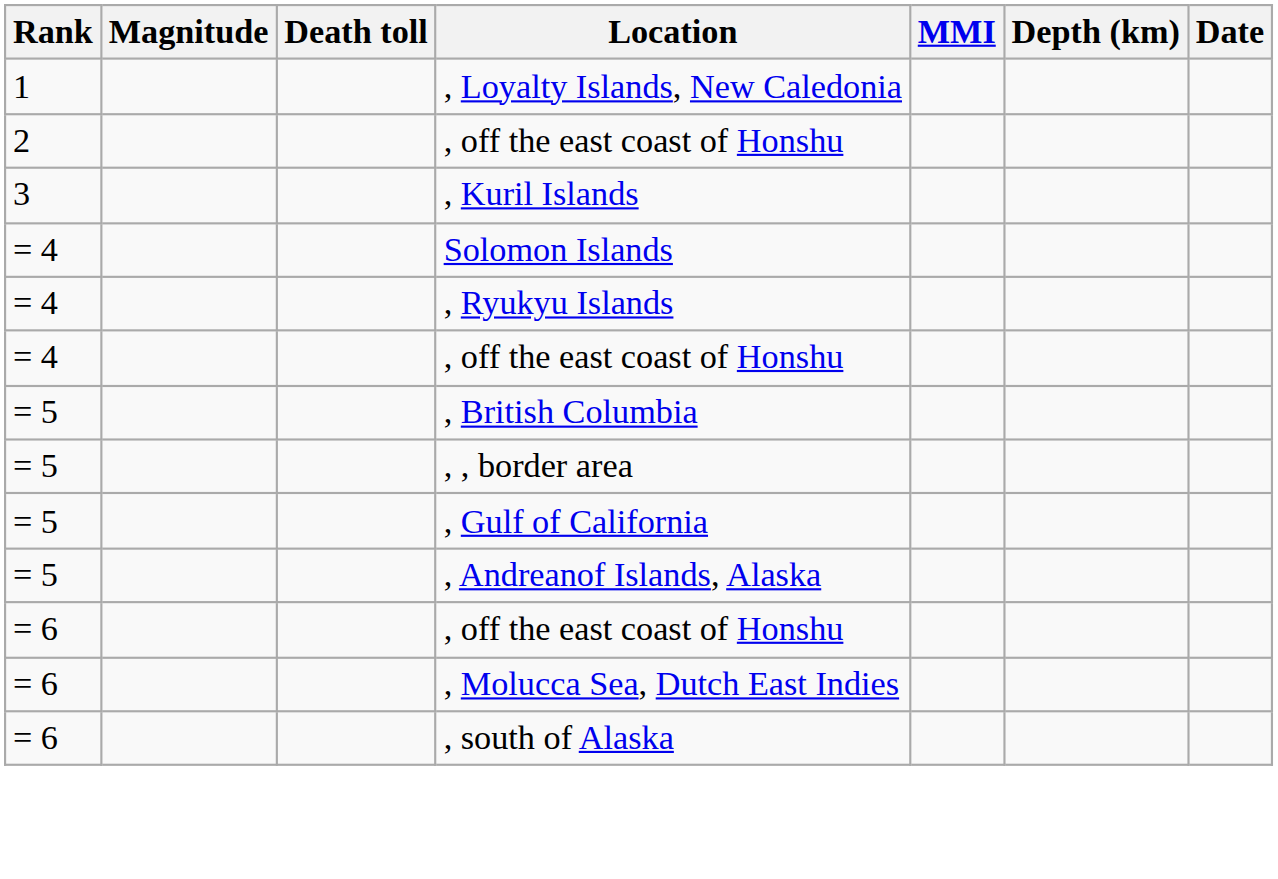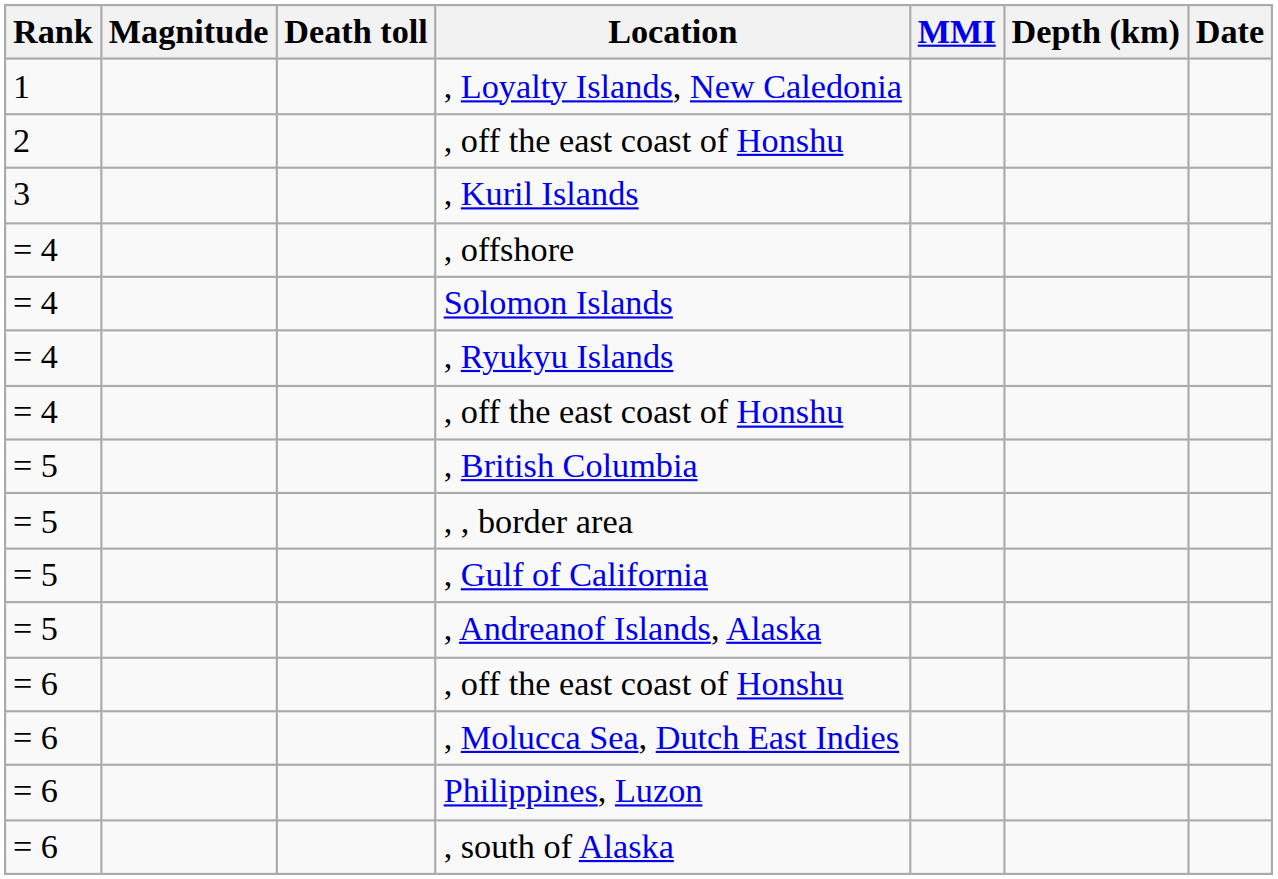+ row: (35, 248)
+ row: (35, 791)
